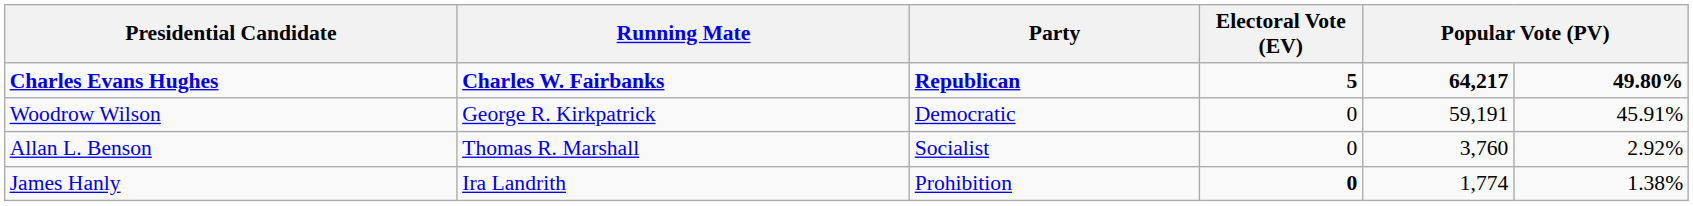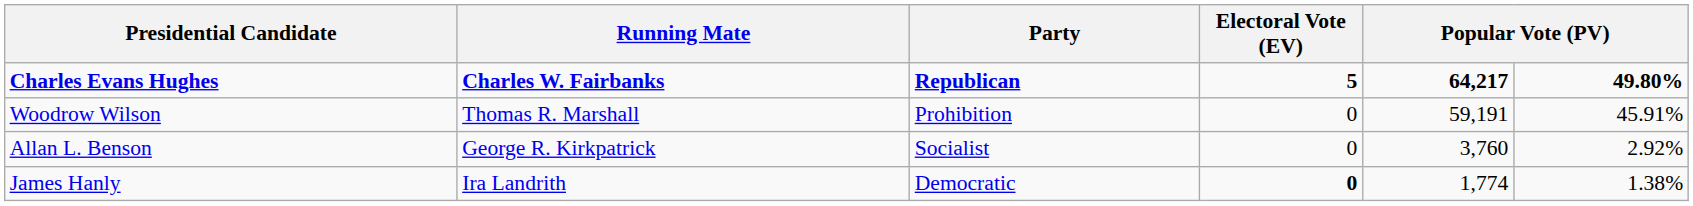(559, 114) George R. Kirkpatrick -> (551, 114) Thomas R. Marshall
(965, 114) Democratic -> (963, 114) Prohibition
(551, 148) Thomas R. Marshall -> (559, 148) George R. Kirkpatrick
(963, 182) Prohibition -> (965, 182) Democratic
